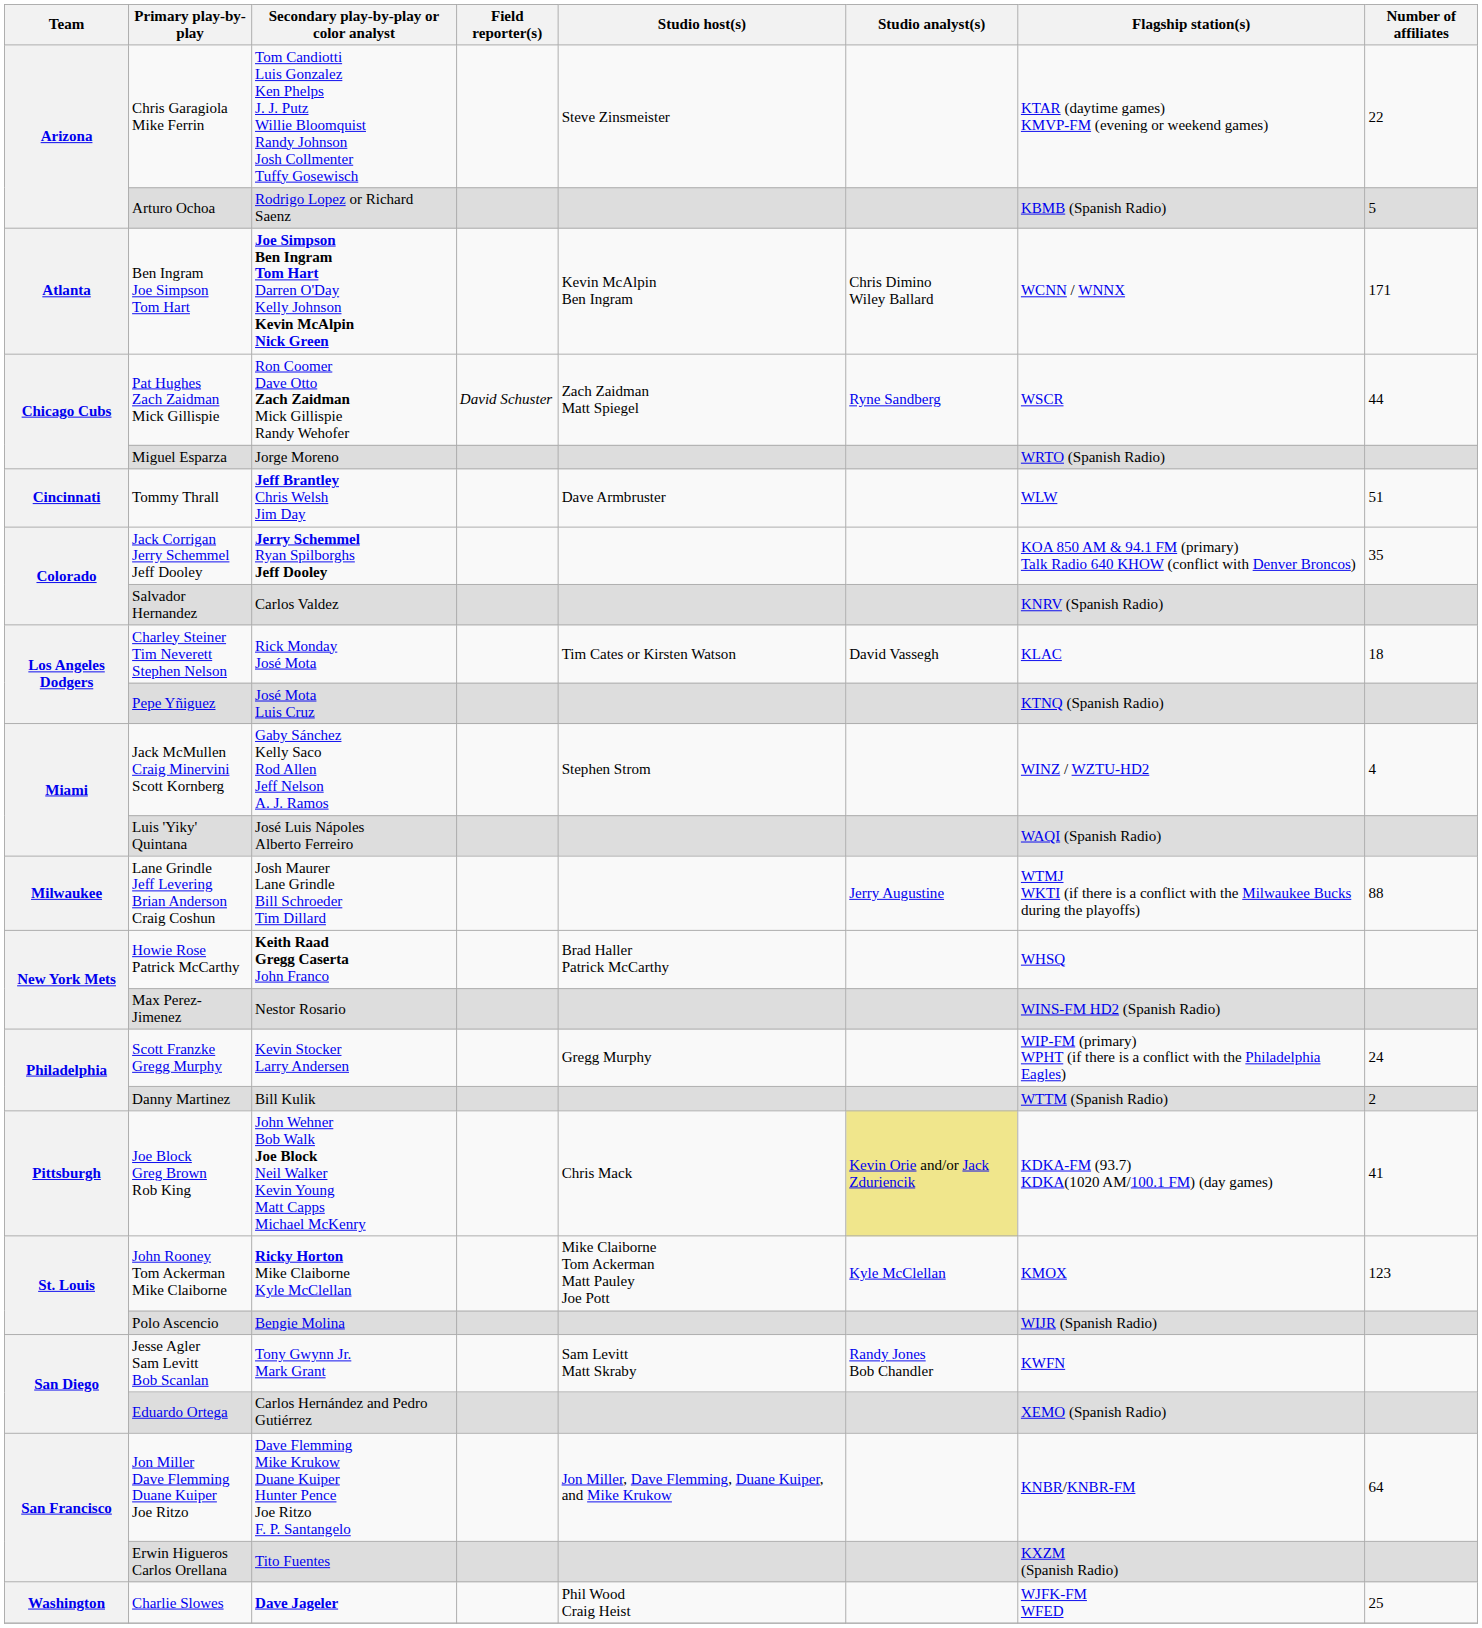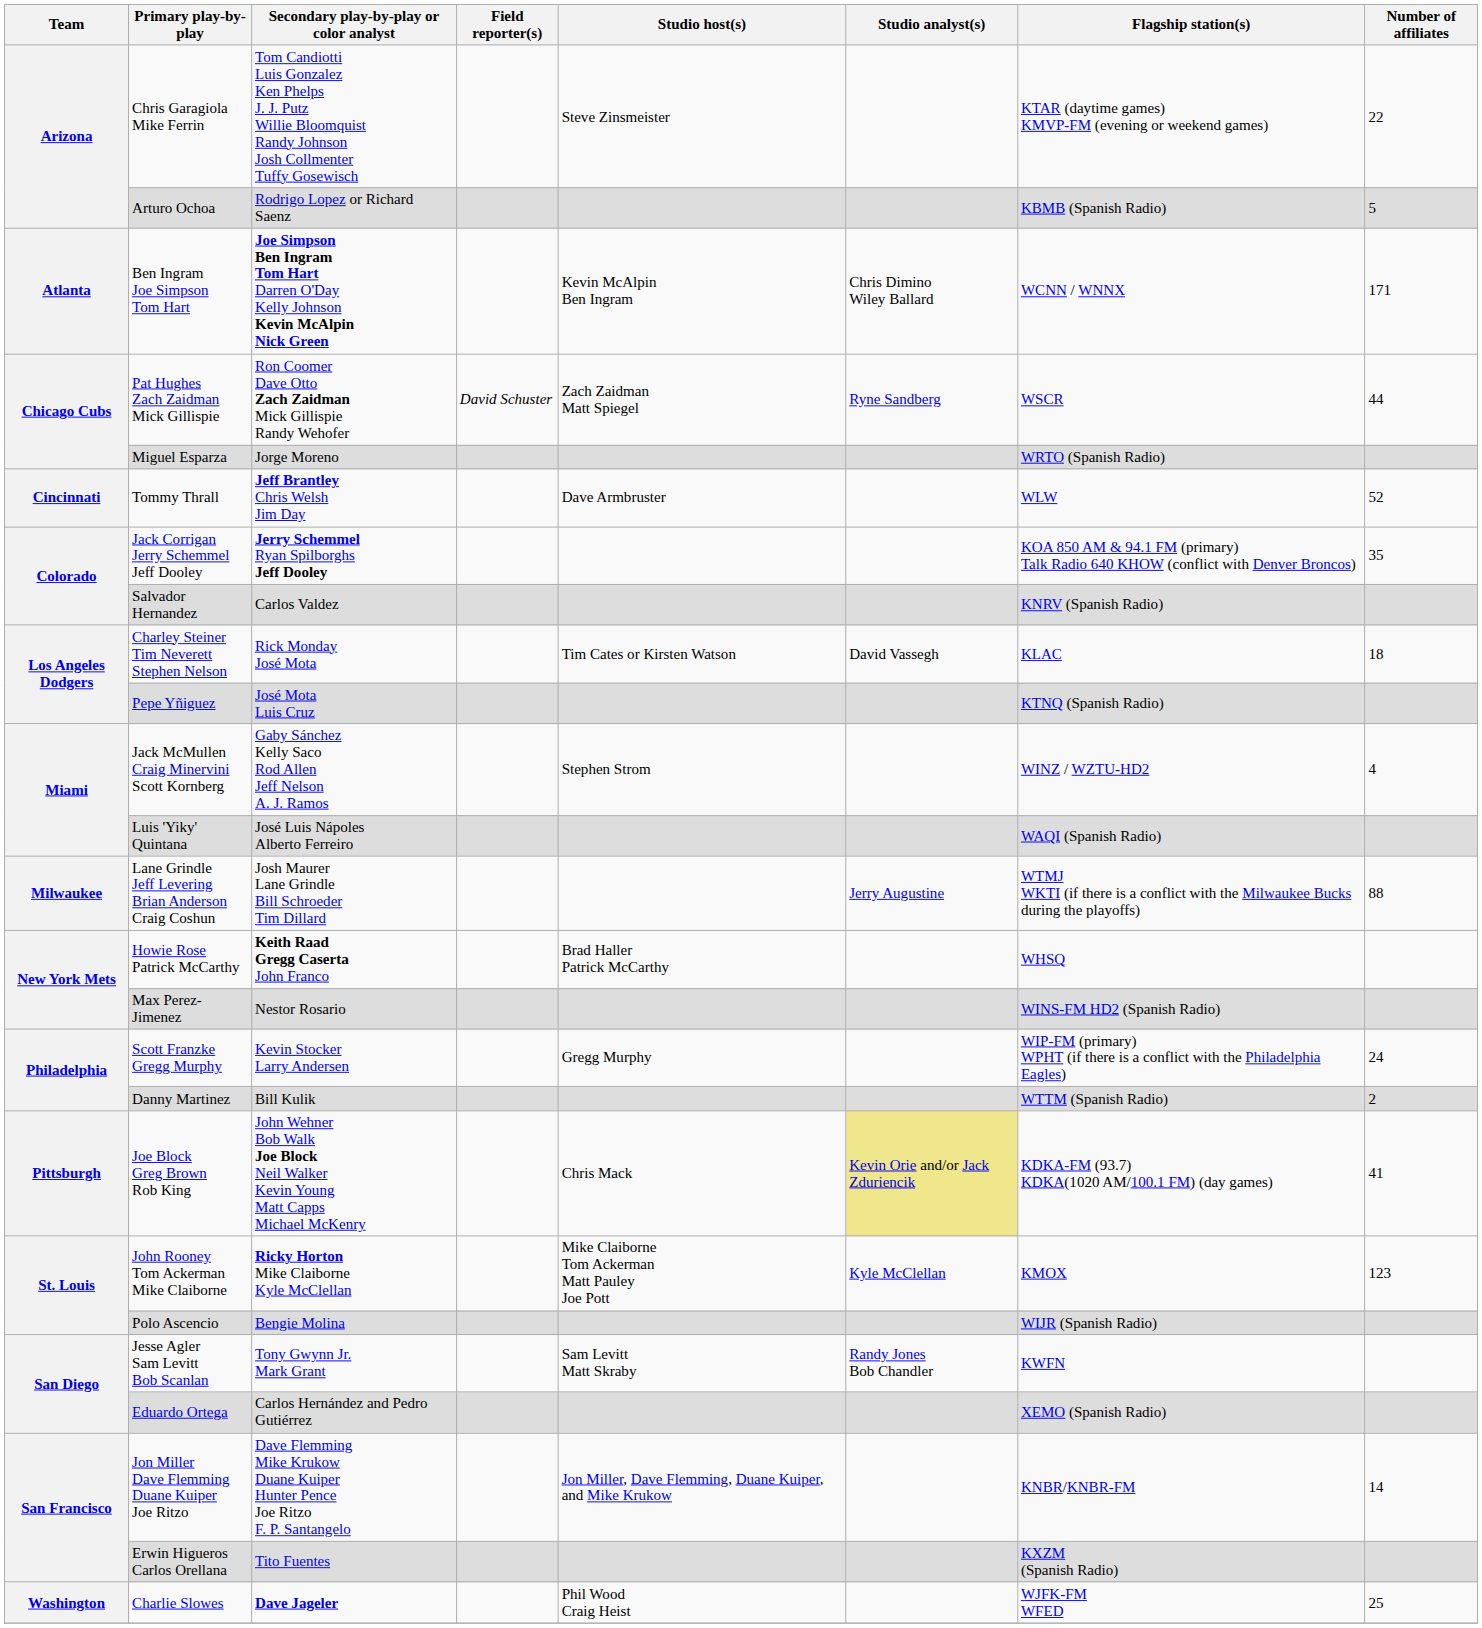(1376, 497) 51 -> (1376, 497) 52
(1376, 1487) 64 -> (1376, 1487) 14
